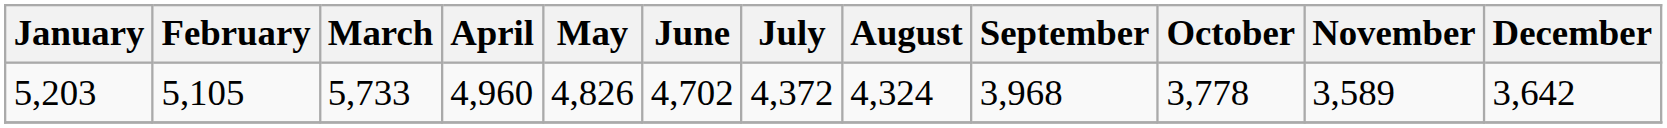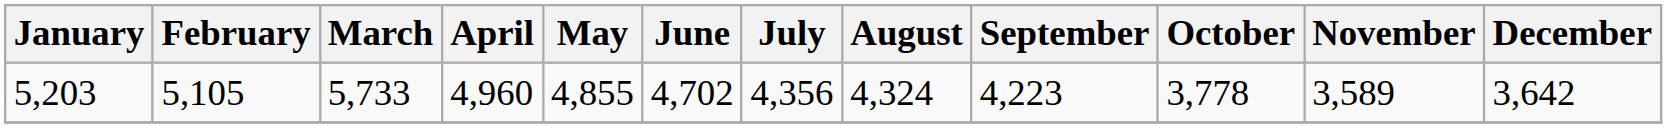(592, 92) 4,826 -> (592, 92) 4,855
(792, 92) 4,372 -> (792, 92) 4,356
(1021, 92) 3,968 -> (1021, 92) 4,223
